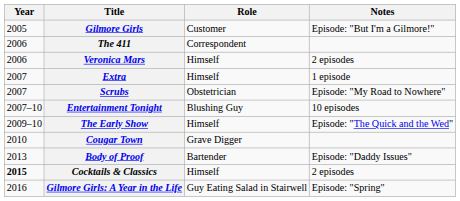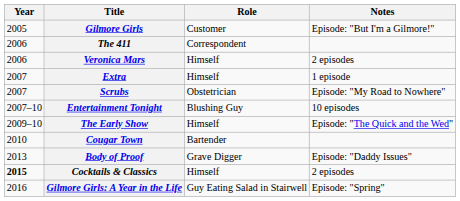(214, 140) Grave Digger -> (207, 140) Bartender
(207, 156) Bartender -> (214, 156) Grave Digger
